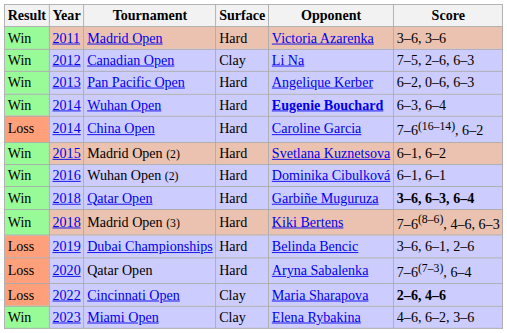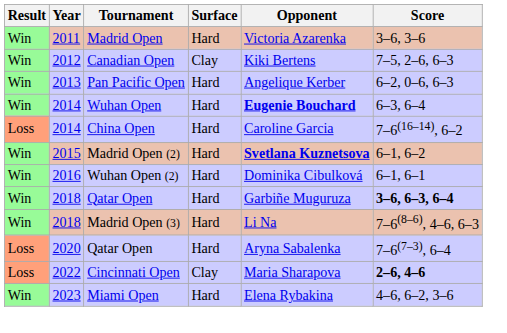(288, 60) Li Na -> (280, 60) Kiki Bertens
(331, 153) normal -> (307, 153) bold
(308, 222) Kiki Bertens -> (260, 222) Li Na
- row: (67, 246)
(232, 317) Clay -> (205, 295) Hard
